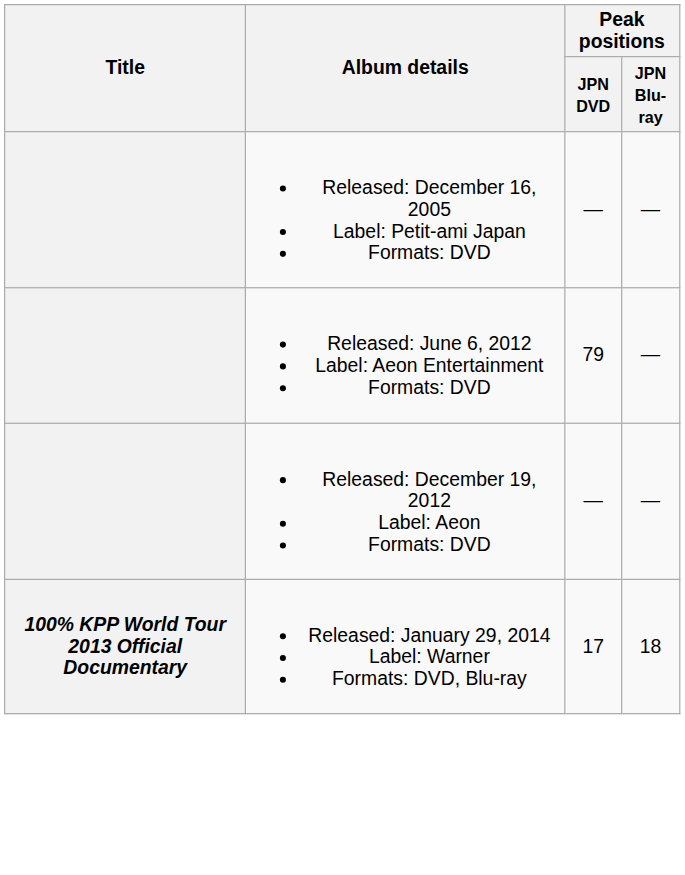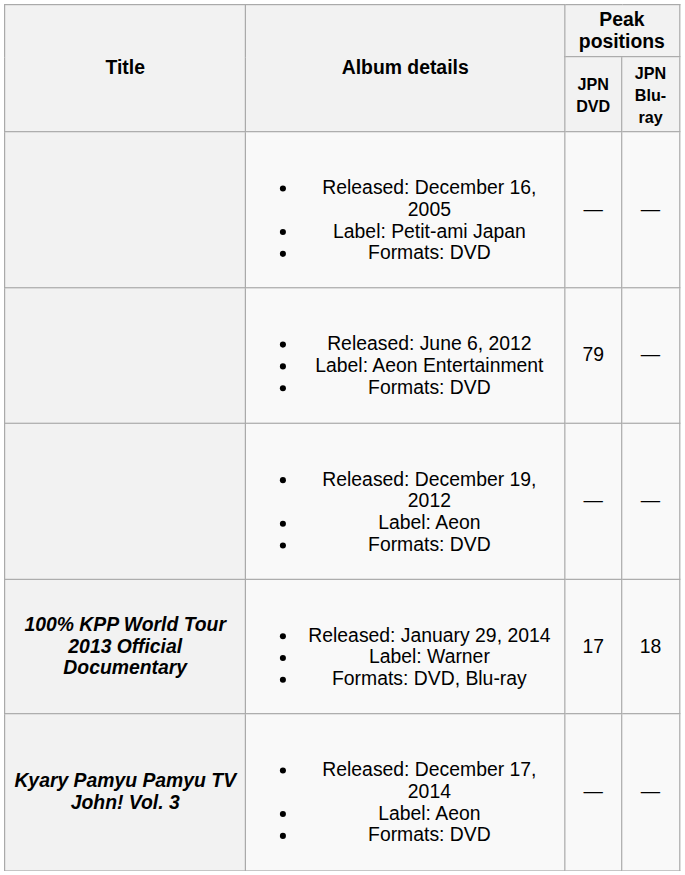+ row: (405, 803)
